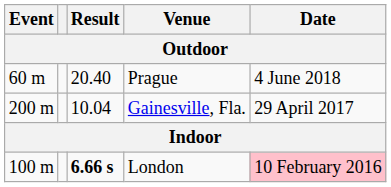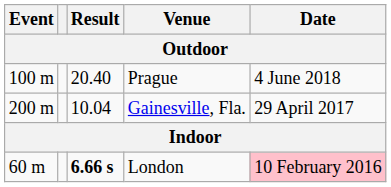(27, 78) 60 m -> (31, 78) 100 m
(31, 167) 100 m -> (27, 167) 60 m
